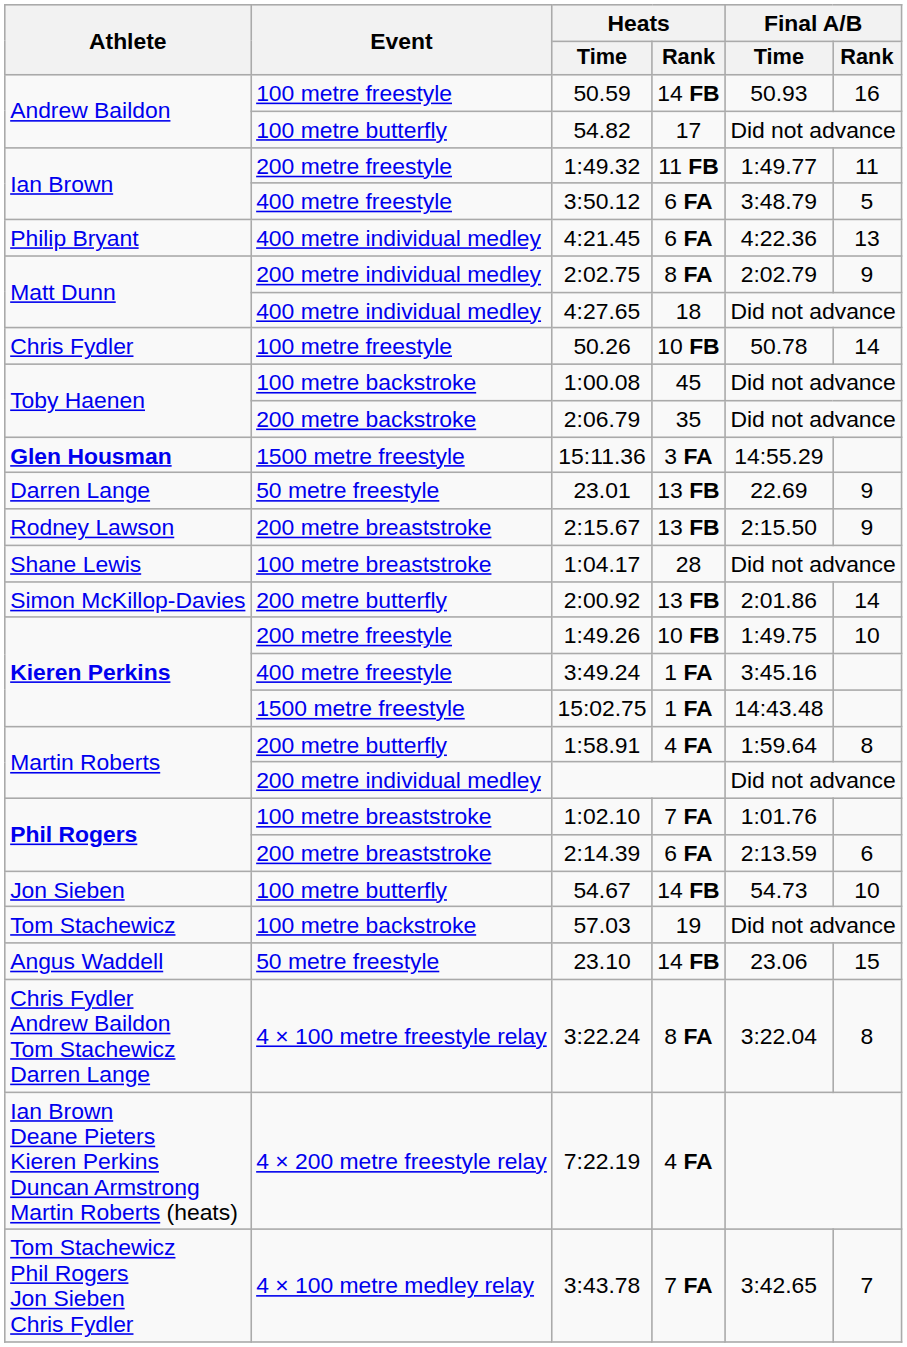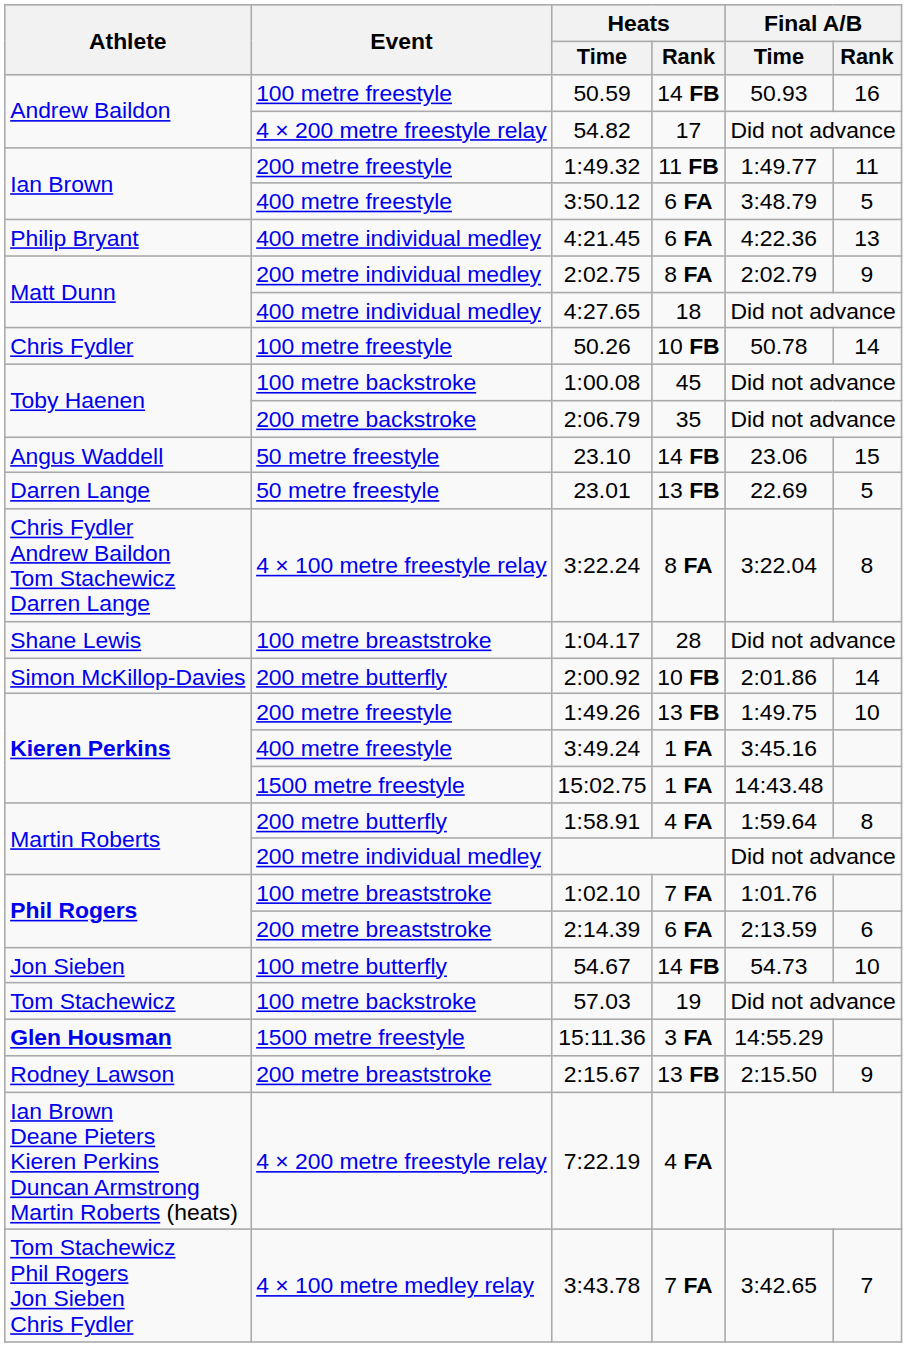(352, 130) 100 metre butterfly -> (401, 130) 4 × 200 metre freestyle relay
rows swapped: (602, 455) <-> (602, 962)
(867, 491) 9 -> (867, 491) 5
rows swapped: (602, 528) <-> (602, 1036)
(688, 600) 13 FB -> (688, 676) 10 FB
(688, 636) 10 FB -> (688, 712) 13 FB
